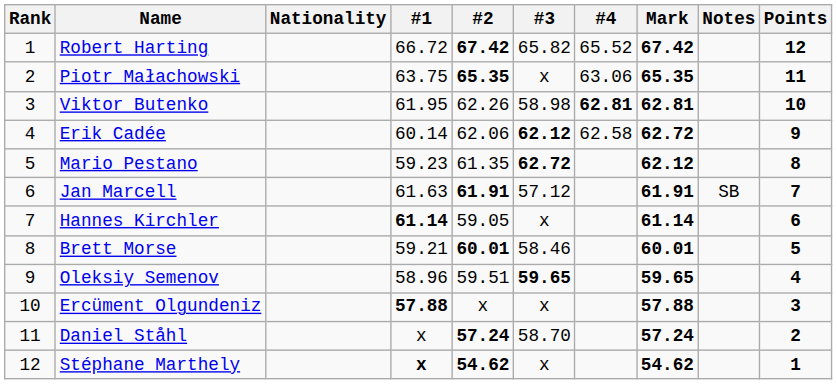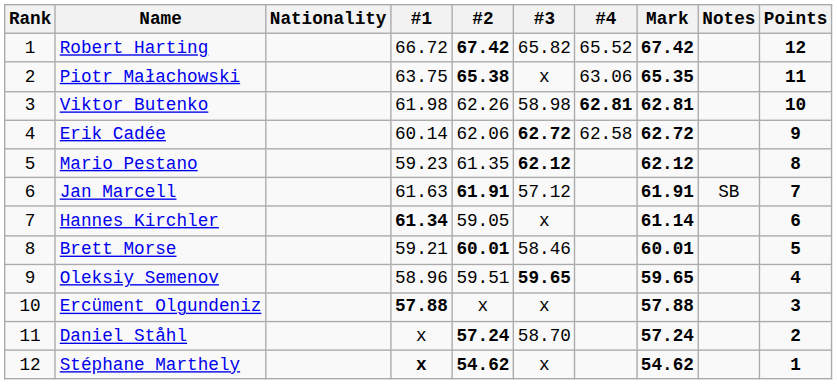(483, 77) 65.35 -> (483, 77) 65.38
(421, 106) 61.95 -> (421, 106) 61.98
(544, 134) 62.12 -> (544, 134) 62.72
(544, 163) 62.72 -> (544, 163) 62.12
(421, 221) 61.14 -> (421, 221) 61.34
